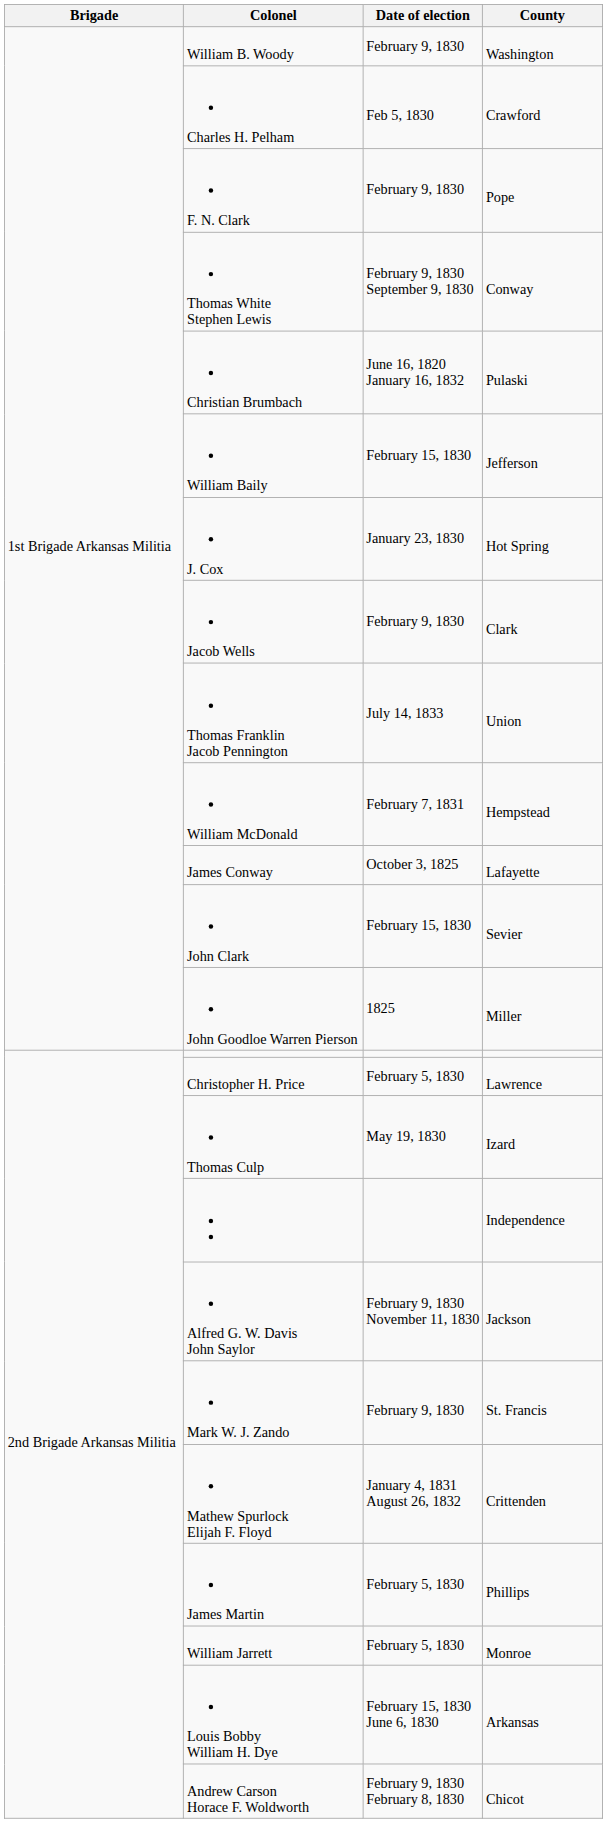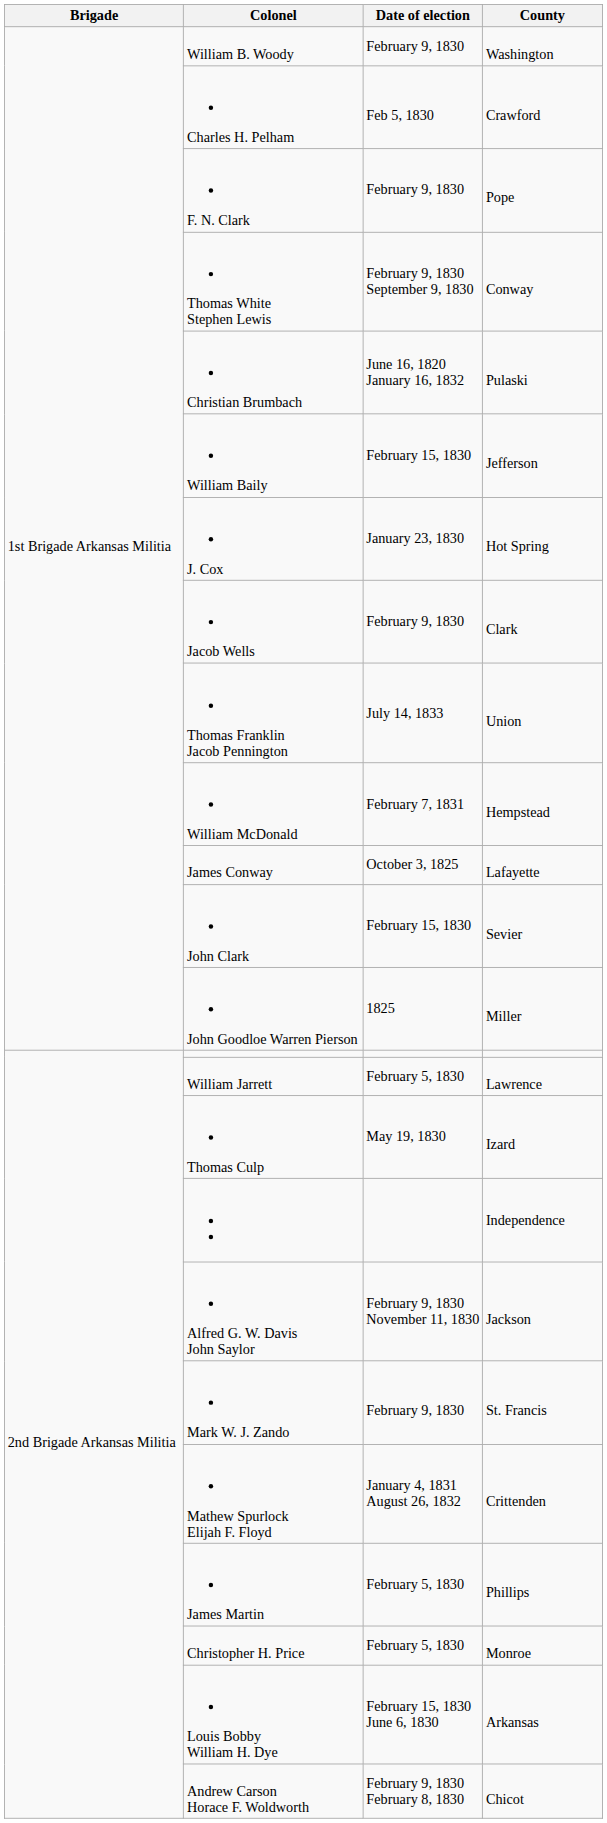(246, 1084) Christopher H. Price -> (230, 1084) William Jarrett
(230, 1653) William Jarrett -> (246, 1653) Christopher H. Price
